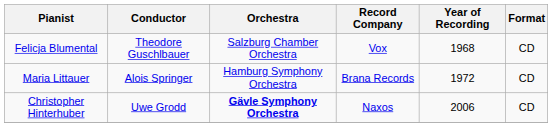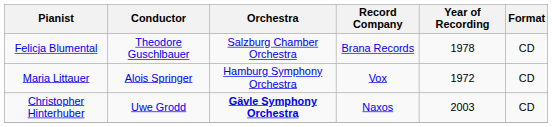(378, 48) Vox -> (378, 48) Brana Records
(463, 48) 1968 -> (463, 48) 1978
(378, 78) Brana Records -> (378, 78) Vox
(463, 107) 2006 -> (463, 107) 2003
